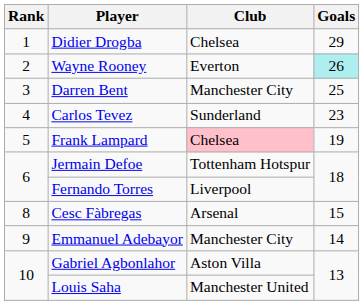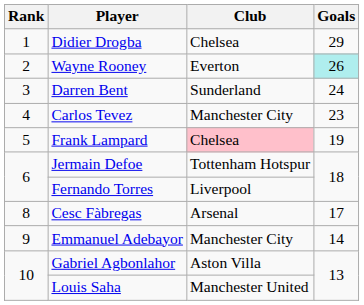(242, 90) Manchester City -> (225, 90) Sunderland
(336, 90) 25 -> (336, 90) 24
(225, 115) Sunderland -> (242, 115) Manchester City
(336, 213) 15 -> (336, 213) 17
